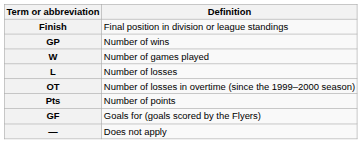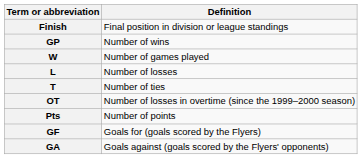+ row: (53, 87)
+ row: (53, 146)
- row: (53, 131)
